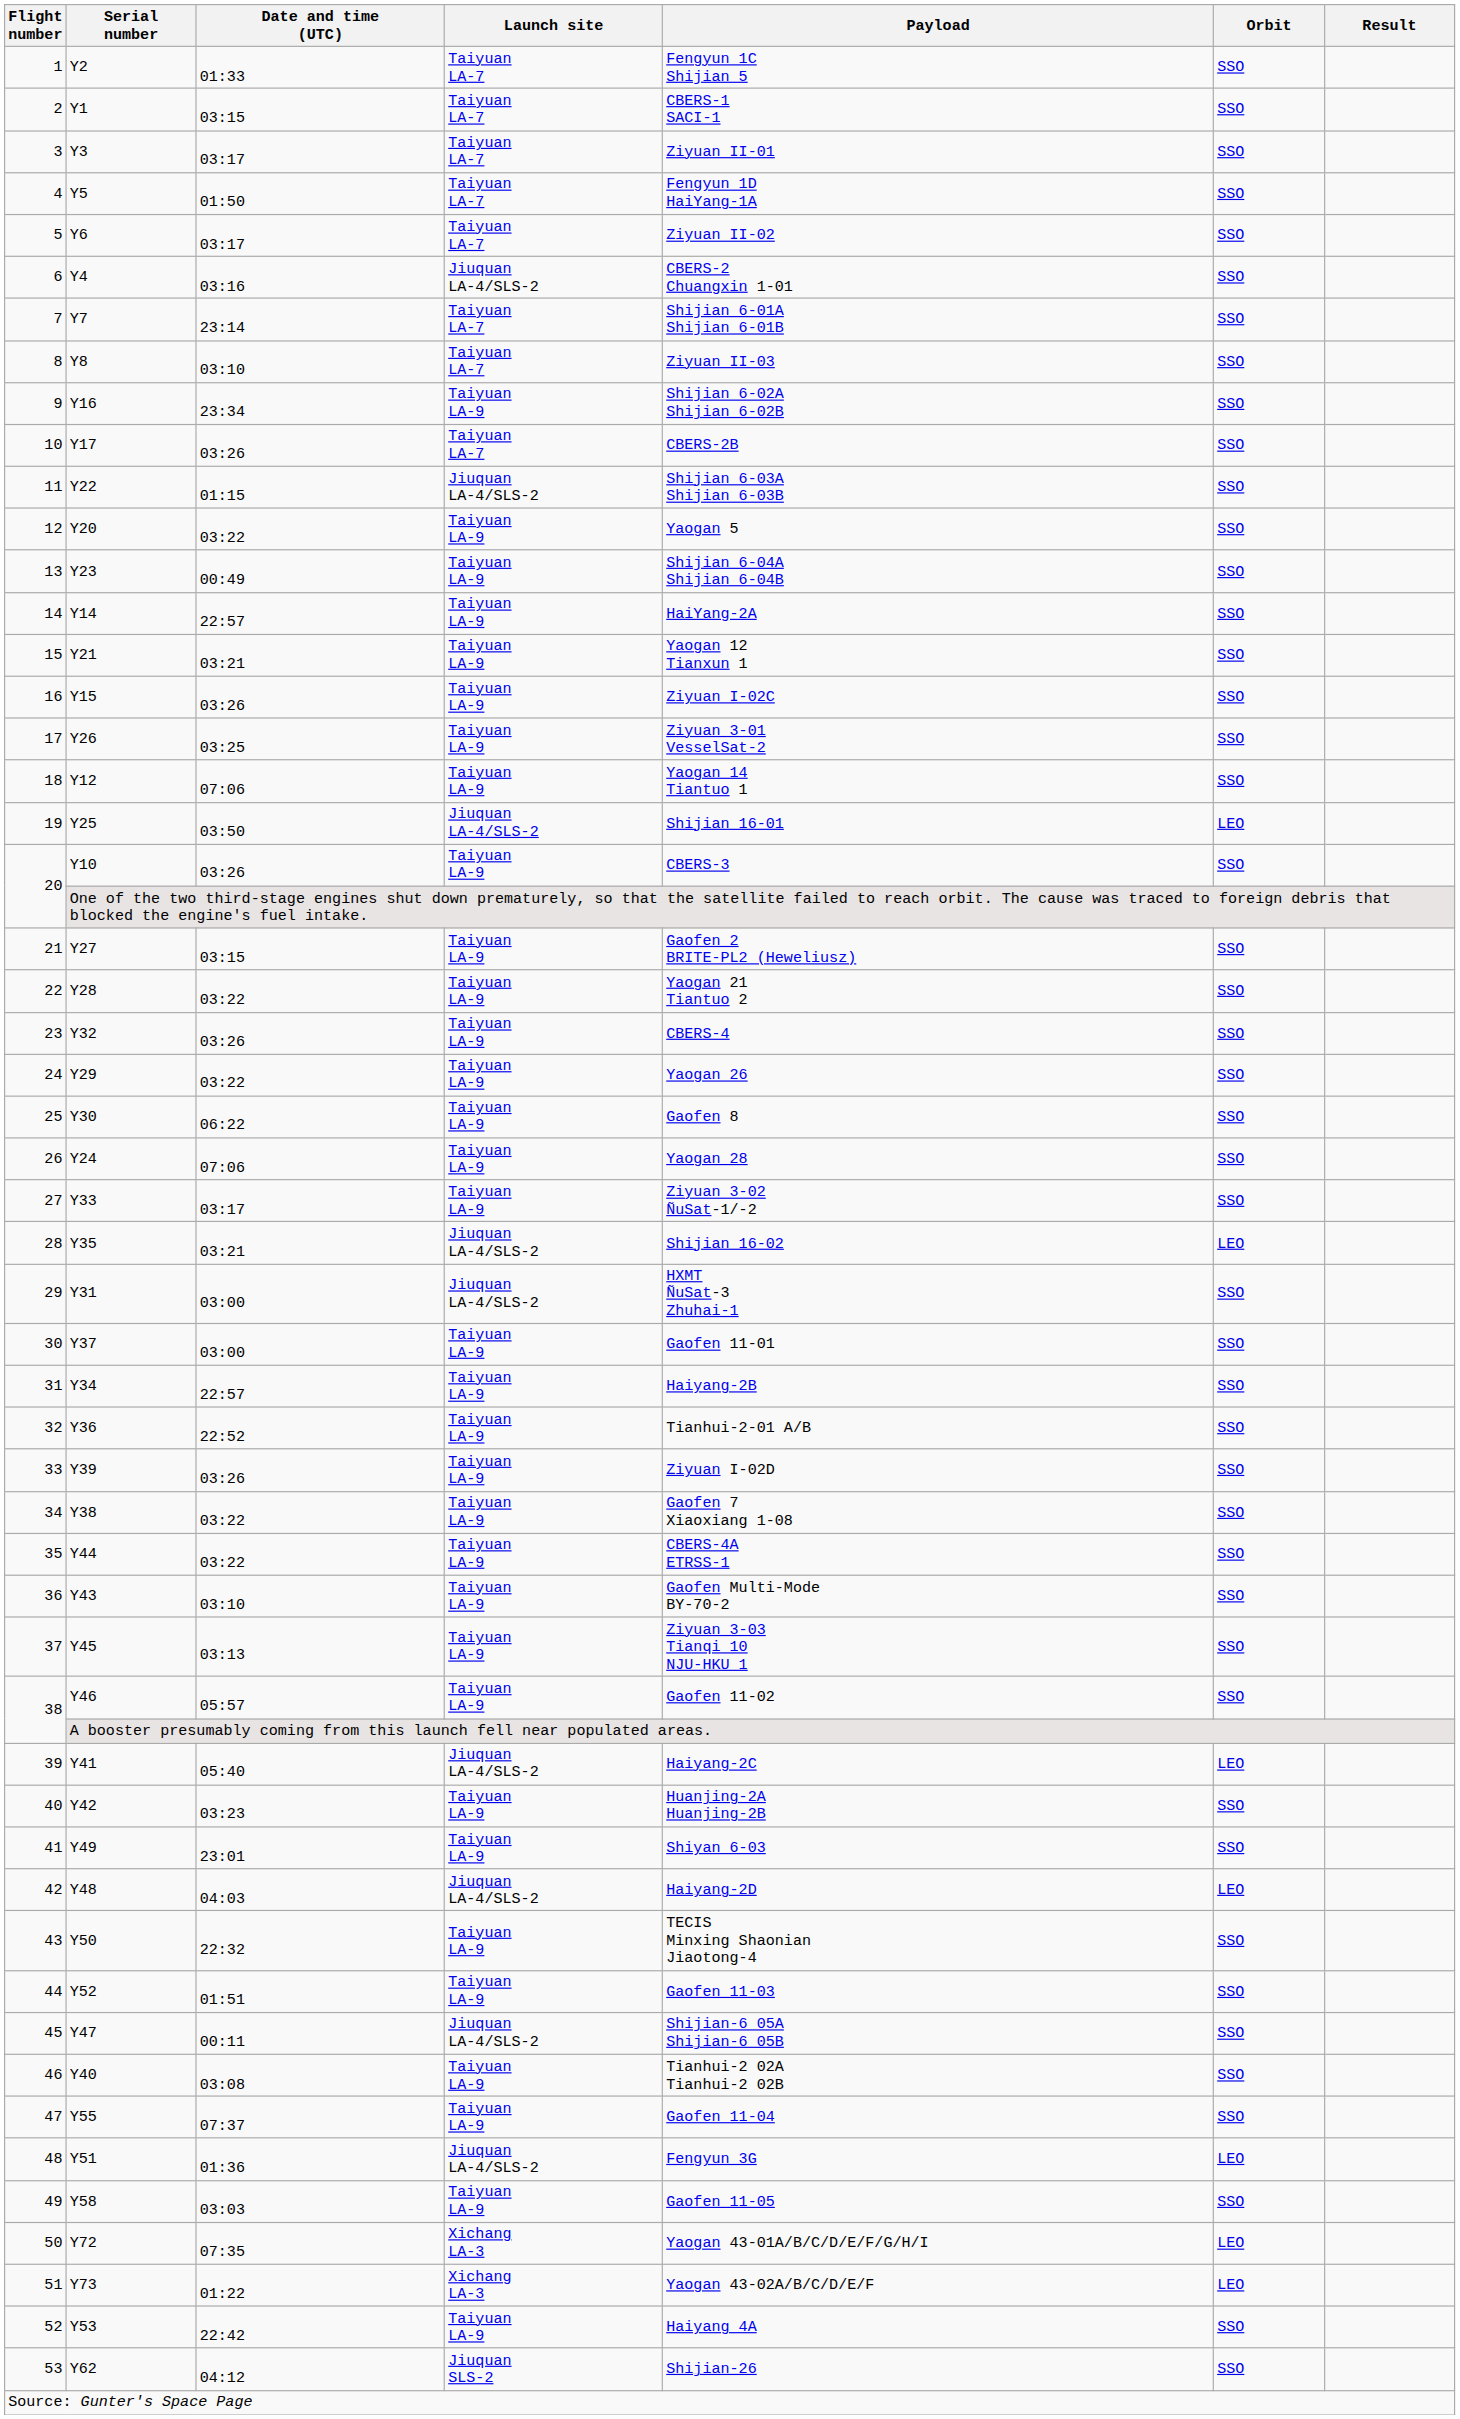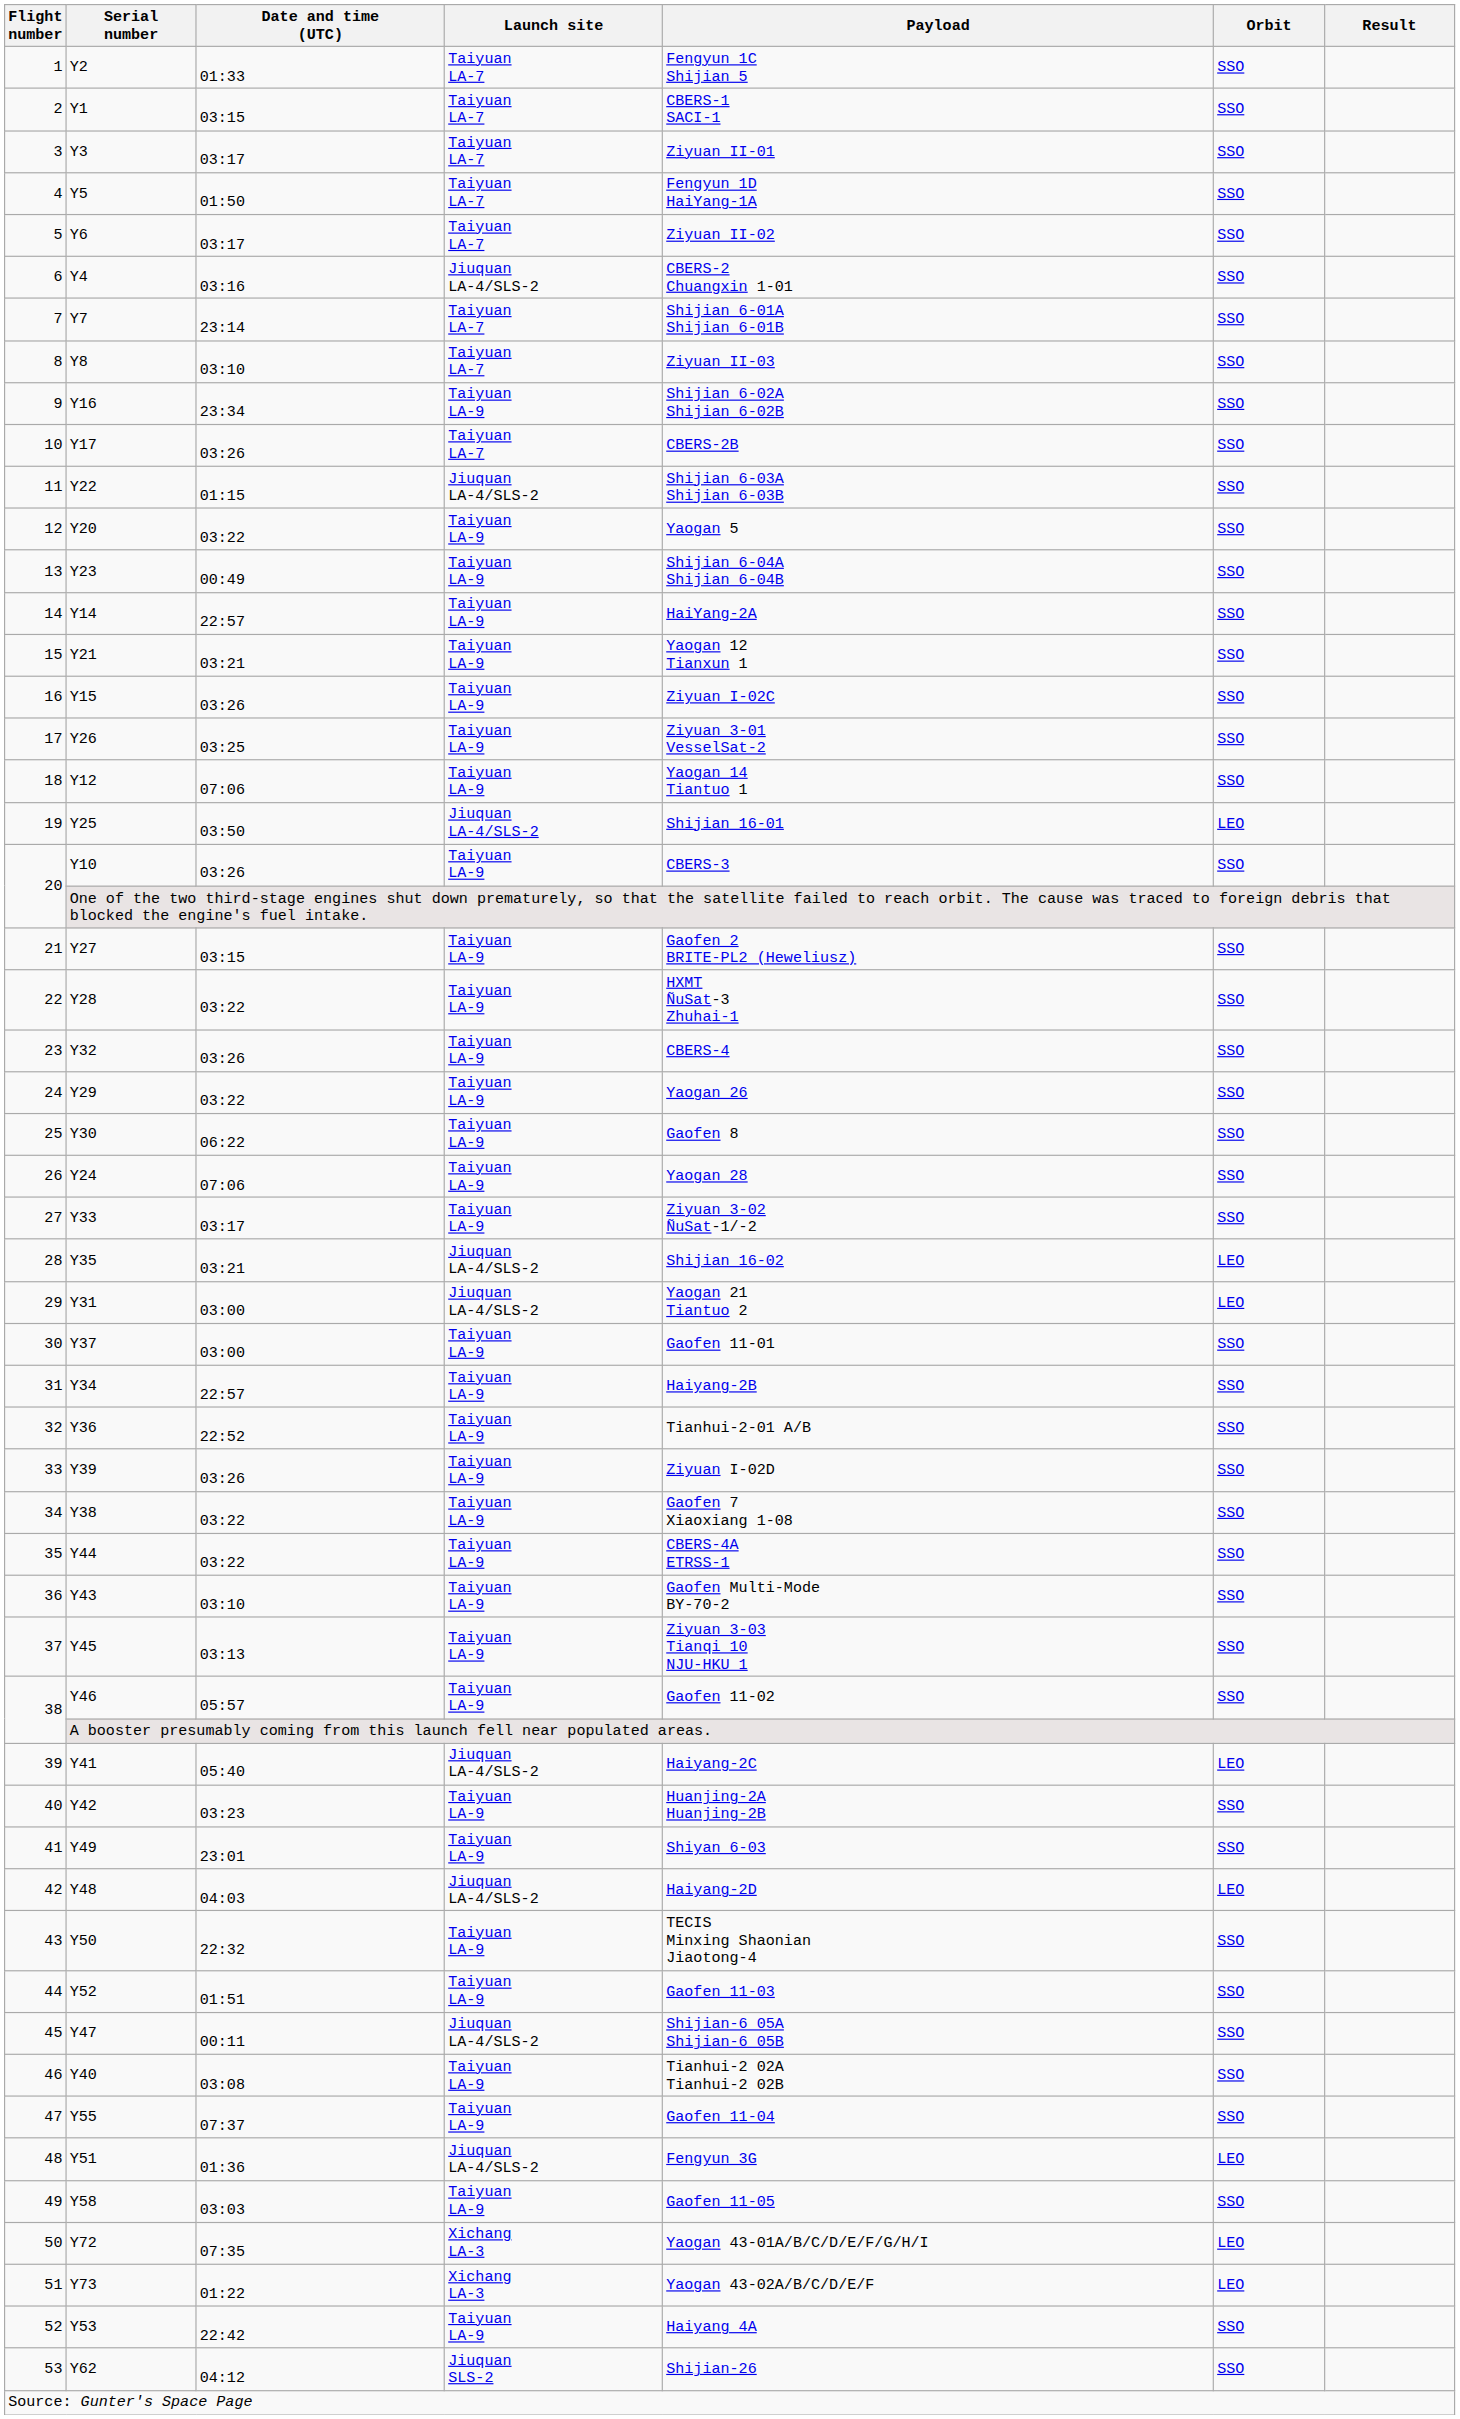(707, 991) Yaogan 21 Tiantuo 2 -> (702, 1000) HXMT ÑuSat-3 Zhuhai-1
(702, 1294) HXMT ÑuSat-3 Zhuhai-1 -> (707, 1302) Yaogan 21 Tiantuo 2
(1231, 1294) SSO -> (1231, 1302) LEO
